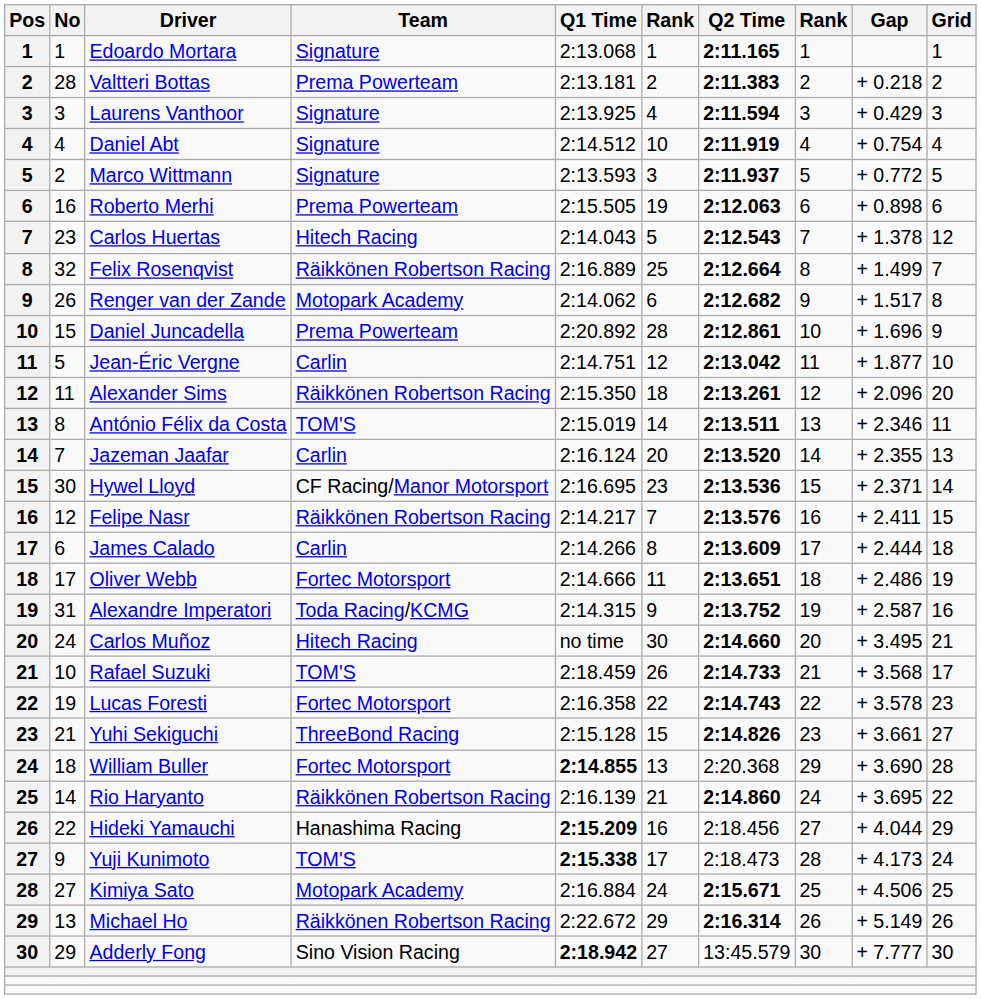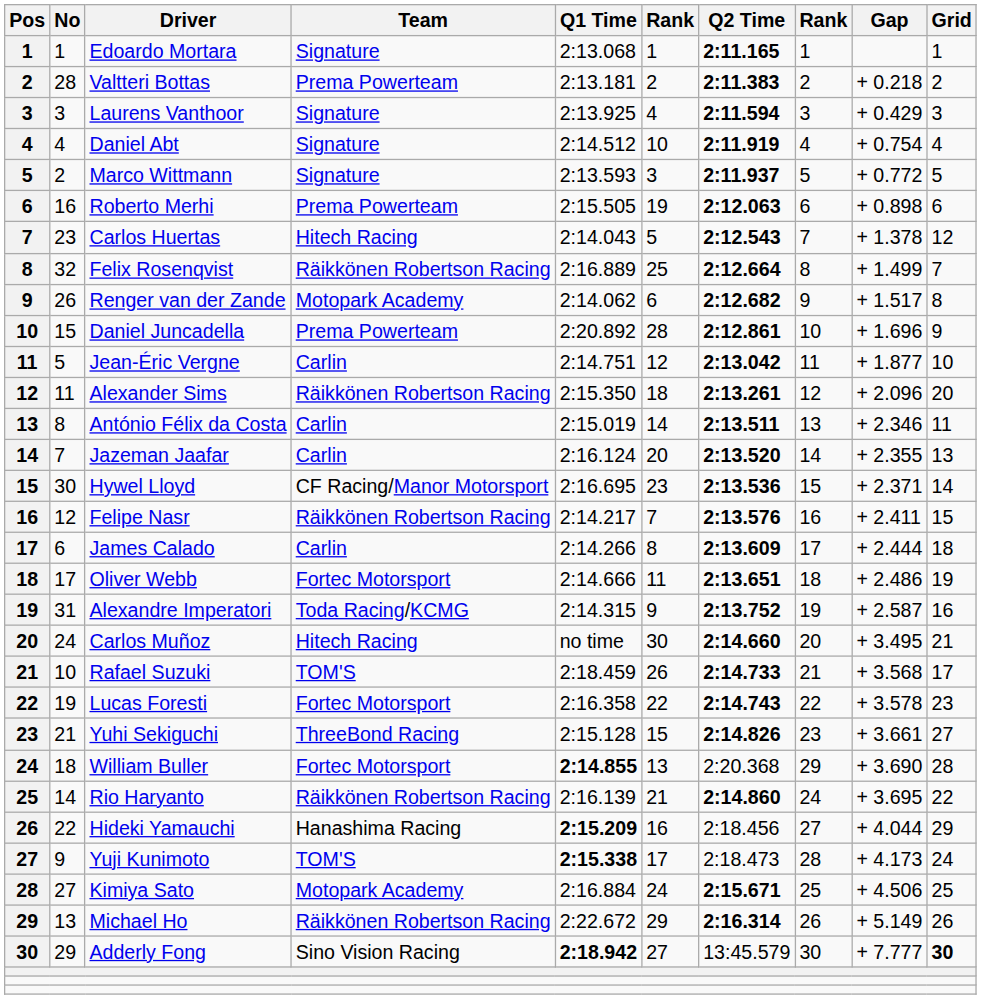(326, 424) TOM'S -> (321, 424) Carlin
(942, 952) normal -> (942, 952) bold
